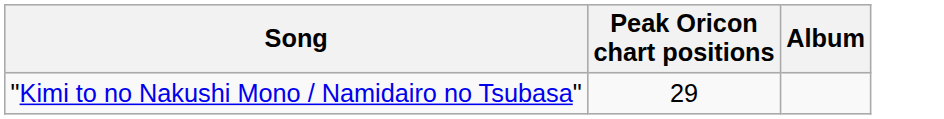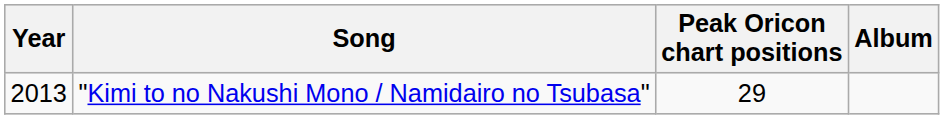+ column: (39, 38)
